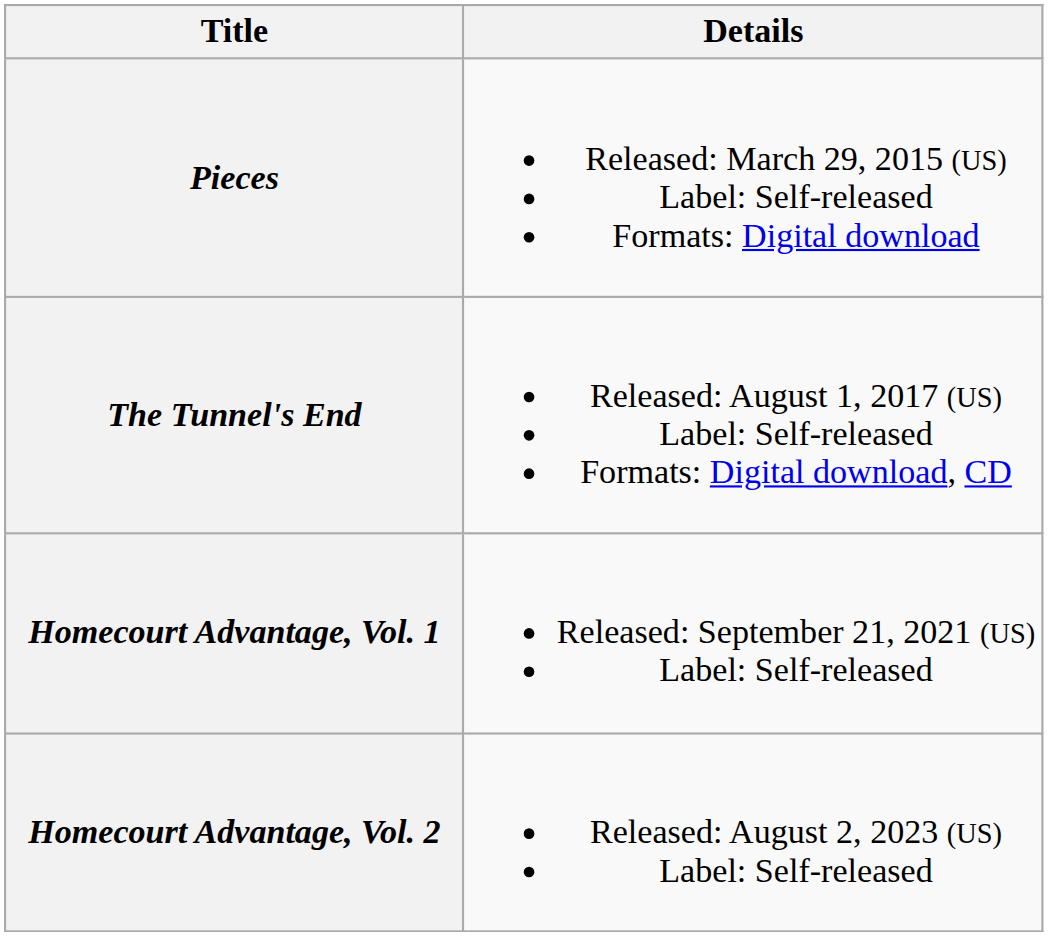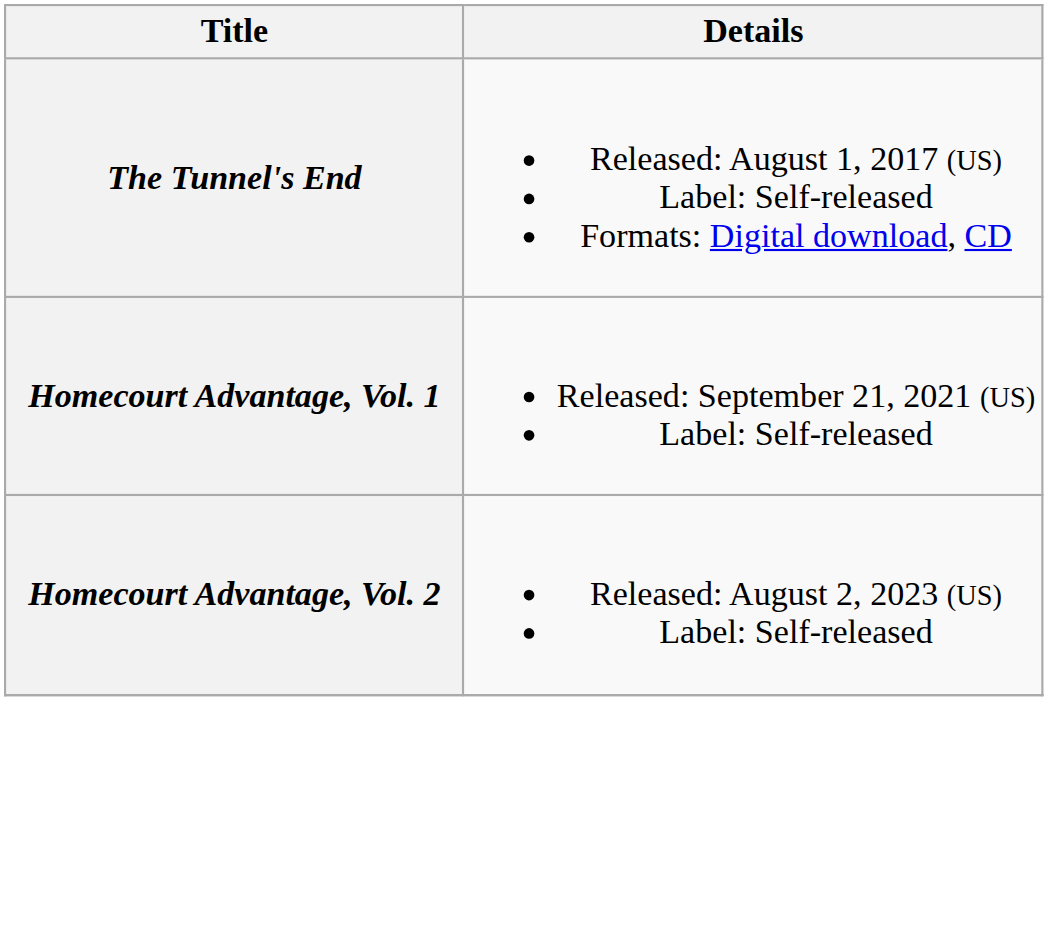- row: (234, 177)
